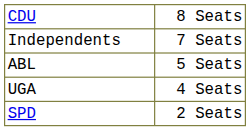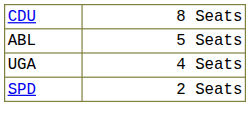- row: (64, 41)
